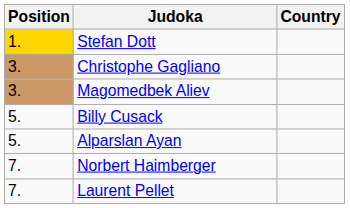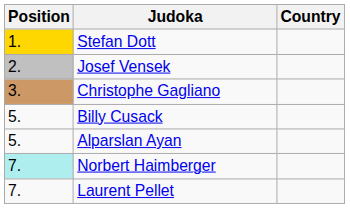+ row: (124, 66)
- row: (143, 91)
(15, 166) no background -> (15, 166) paleturquoise background
